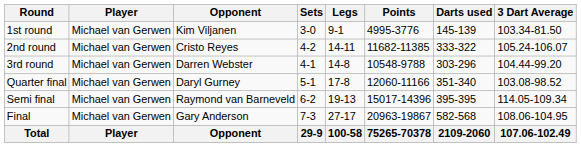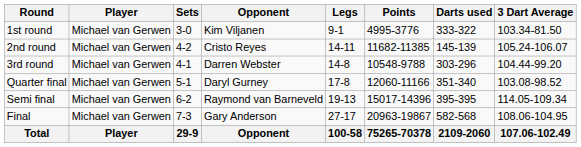columns swapped: (235, 13) <-> (312, 13)
(456, 30) 145-139 -> (456, 30) 333-322
(456, 47) 333-322 -> (456, 47) 145-139
